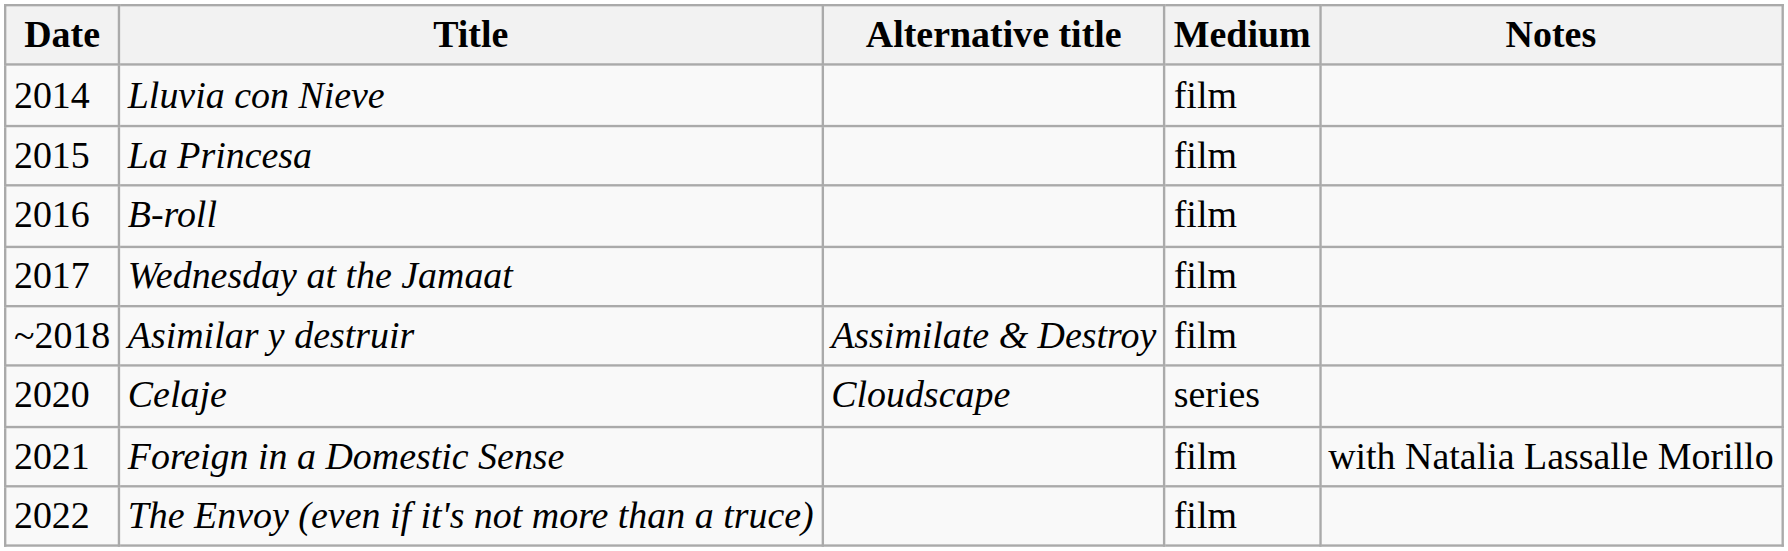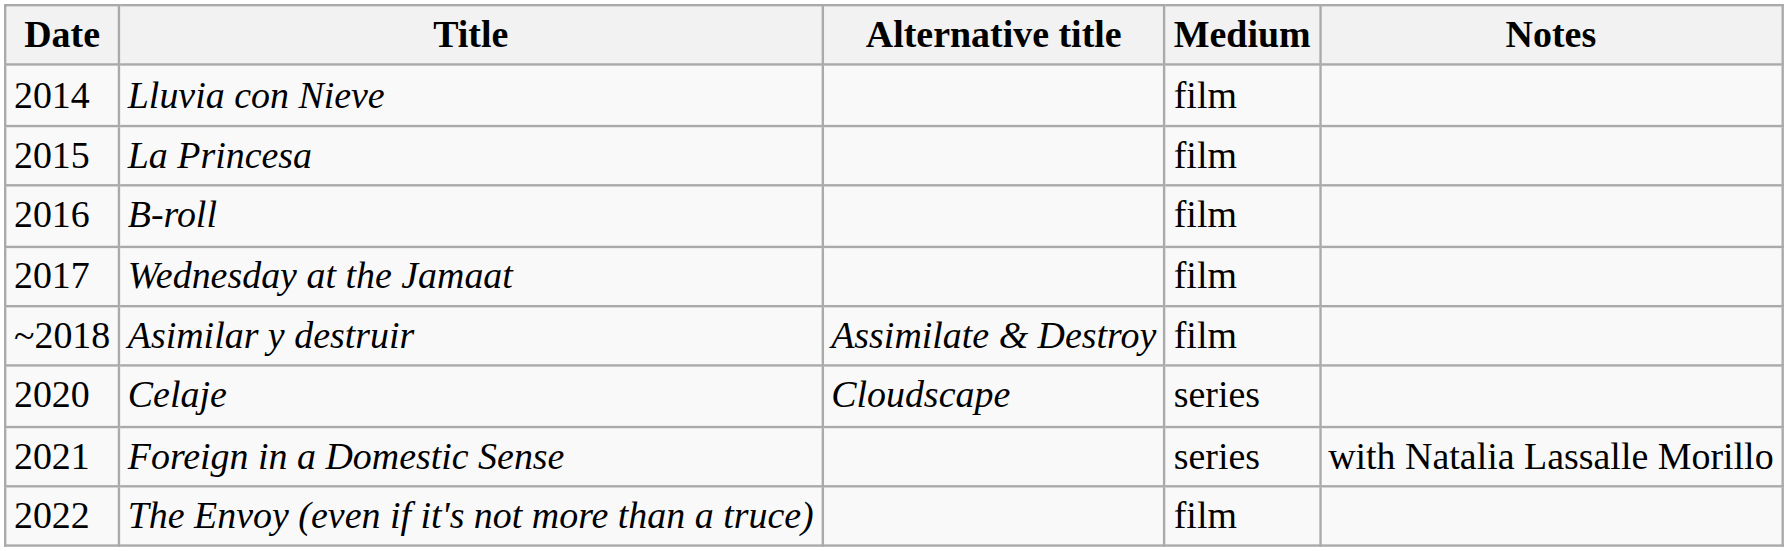(1205, 455) film -> (1217, 455) series
